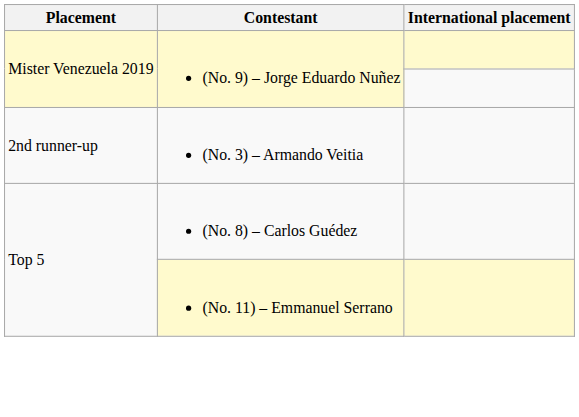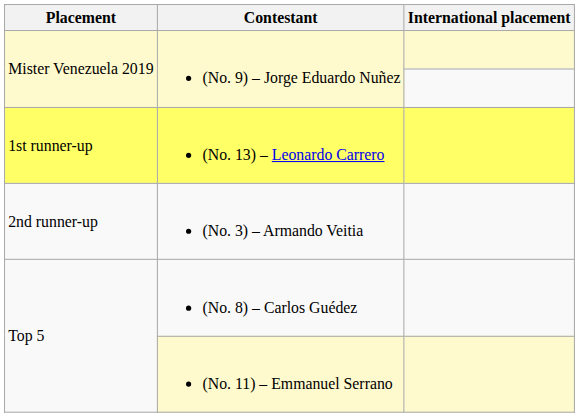+ row: (50, 145)
